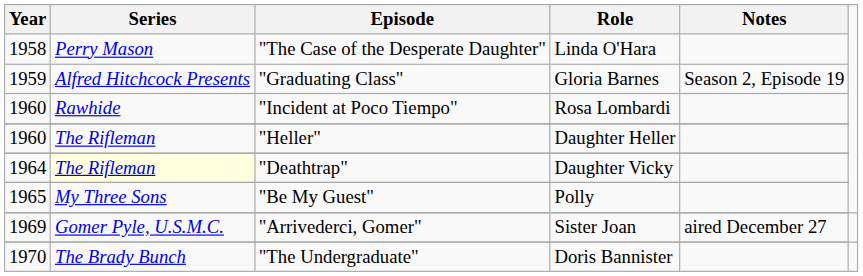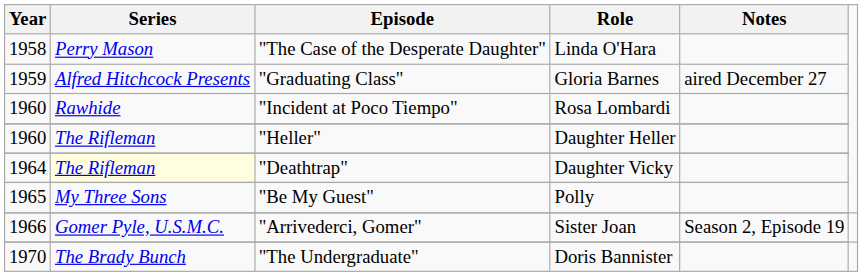(764, 78) Season 2, Episode 19 -> (755, 78) aired December 27
(28, 227) 1969 -> (28, 227) 1966
(755, 227) aired December 27 -> (764, 227) Season 2, Episode 19
